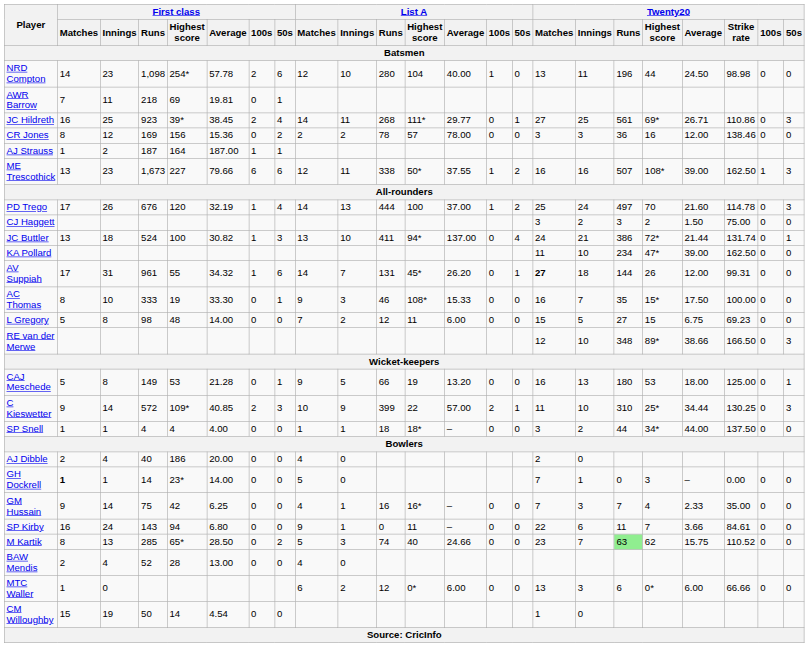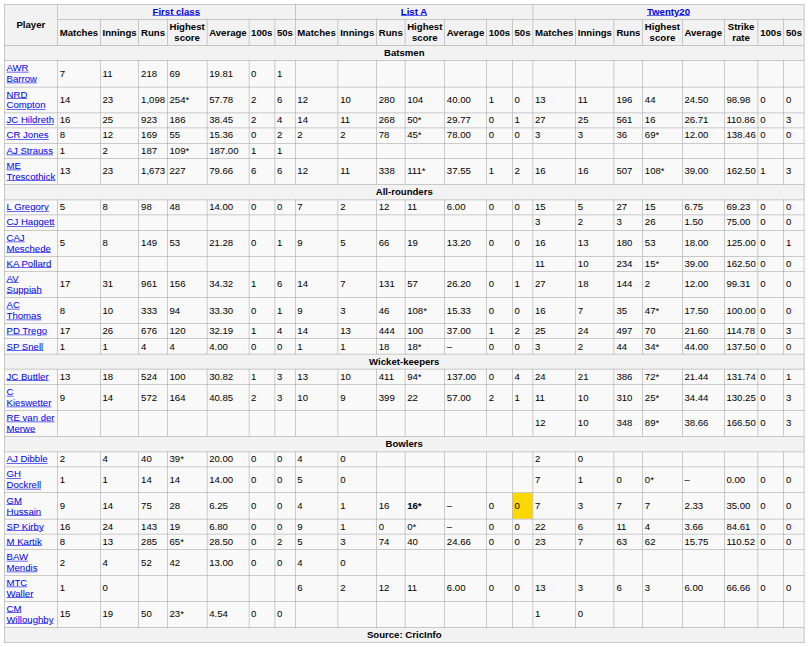rows swapped: (22, 100) <-> (26, 73)
(177, 120) 39* -> (178, 120) 186
(416, 120) 111* -> (414, 120) 50*
(652, 120) 69* -> (650, 120) 16
(178, 135) 156 -> (175, 135) 55
(413, 135) 57 -> (414, 135) 45*
(650, 135) 16 -> (652, 135) 69*
(178, 151) 164 -> (179, 151) 109*
(414, 171) 50* -> (416, 171) 111*
rows swapped: (28, 320) <-> (27, 207)
(647, 222) 2 -> (650, 222) 26
rows swapped: (29, 382) <-> (28, 238)
(652, 253) 47* -> (652, 264) 15*
(175, 273) 55 -> (178, 284) 156
(414, 273) 45* -> (413, 284) 57
(540, 273) bold -> (540, 284) normal
(650, 273) 26 -> (647, 284) 2
(175, 299) 19 -> (175, 310) 94
(652, 299) 15* -> (652, 310) 47*
rows swapped: (31, 341) <-> (25, 429)
(179, 408) 109* -> (178, 397) 164
(178, 459) 186 -> (177, 459) 39*
(62, 480) bold -> (62, 480) normal
(177, 480) 23* -> (175, 480) 14
(647, 480) 3 -> (649, 480) 0*
(175, 506) 42 -> (175, 506) 28
(414, 506) normal -> (414, 506) bold
(517, 506) no background -> (517, 506) gold background
(647, 506) 4 -> (647, 506) 7
(175, 526) 94 -> (175, 526) 19
(412, 526) 11 -> (412, 526) 0*
(647, 526) 7 -> (647, 526) 4
(622, 541) lightgreen background -> (622, 541) no background
(175, 562) 28 -> (175, 562) 42
(412, 588) 0* -> (412, 588) 11
(649, 588) 0* -> (647, 588) 3
(175, 614) 14 -> (177, 614) 23*
